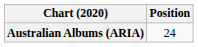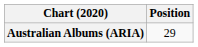(170, 32) 24 -> (170, 32) 29
